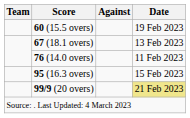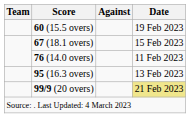(159, 43) 13 Feb 2023 -> (159, 43) 15 Feb 2023
(159, 74) 15 Feb 2023 -> (159, 74) 13 Feb 2023
